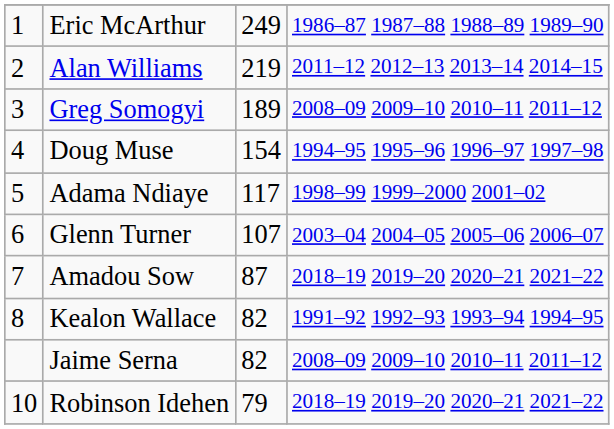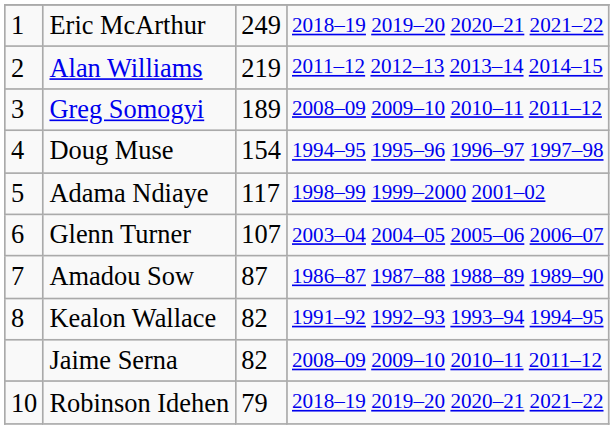(448, 25) 1986–87 1987–88 1988–89 1989–90 -> (448, 25) 2018–19 2019–20 2020–21 2021–22
(448, 276) 2018–19 2019–20 2020–21 2021–22 -> (448, 276) 1986–87 1987–88 1988–89 1989–90
